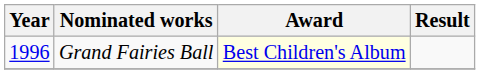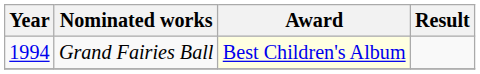(29, 52) 1996 -> (29, 52) 1994
